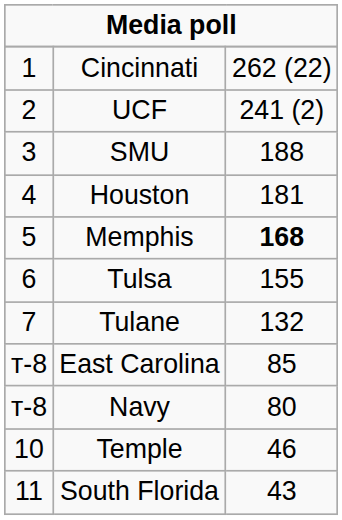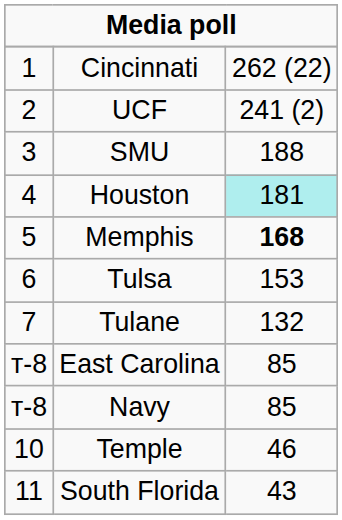(282, 195) no background -> (282, 195) paleturquoise background
(282, 279) 155 -> (282, 279) 153
(282, 407) 80 -> (282, 407) 85
